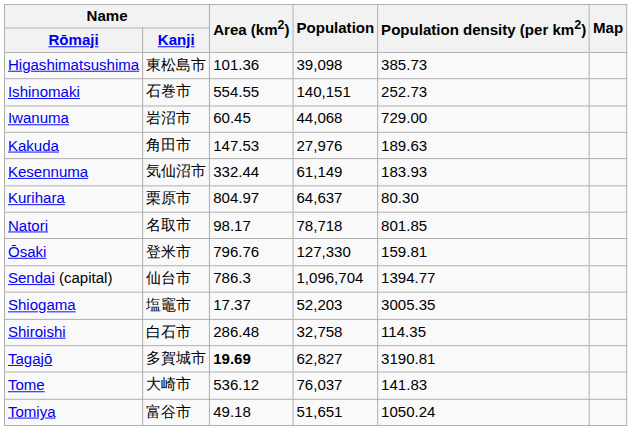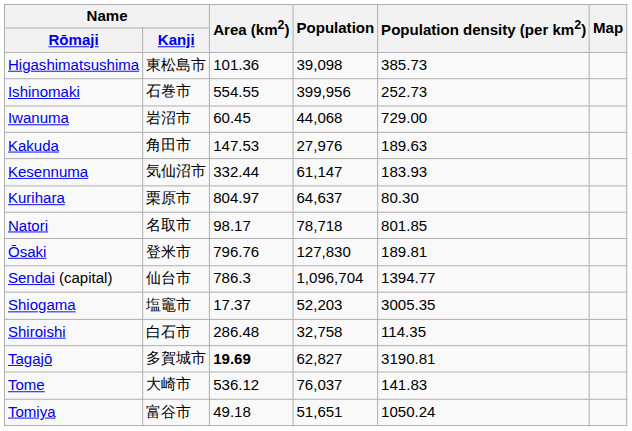(324, 92) 140,151 -> (324, 92) 399,956
(319, 172) 61,149 -> (319, 172) 61,147
(324, 252) 127,330 -> (324, 252) 127,830
(404, 252) 159.81 -> (404, 252) 189.81
